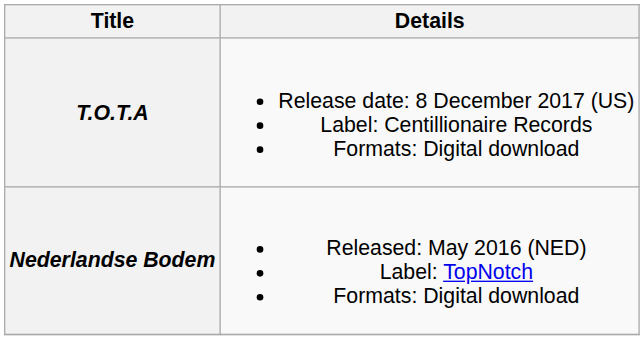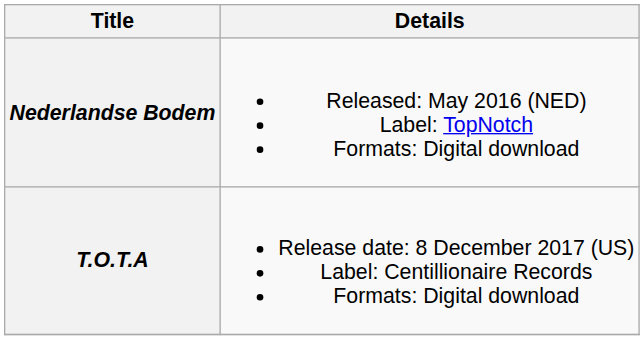rows swapped: (112, 260) <-> (112, 112)
